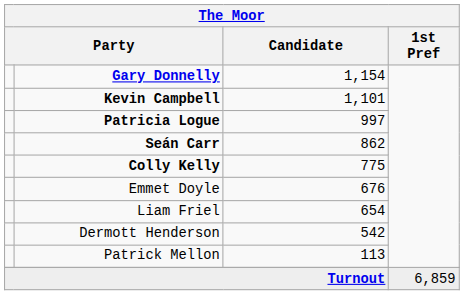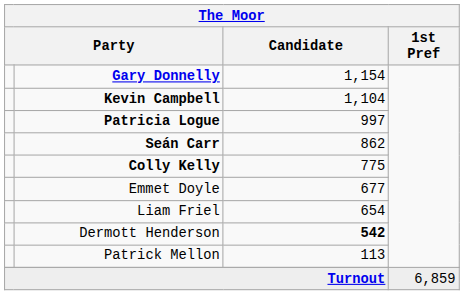(365, 99) 1,101 -> (365, 99) 1,104
(373, 189) 676 -> (373, 189) 677
(373, 234) normal -> (373, 234) bold
